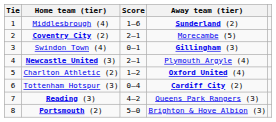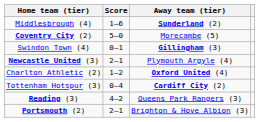- column: (13, 11)
(133, 36) 2–1 -> (116, 36) 5–0
(133, 111) 5–0 -> (116, 111) 2–1
